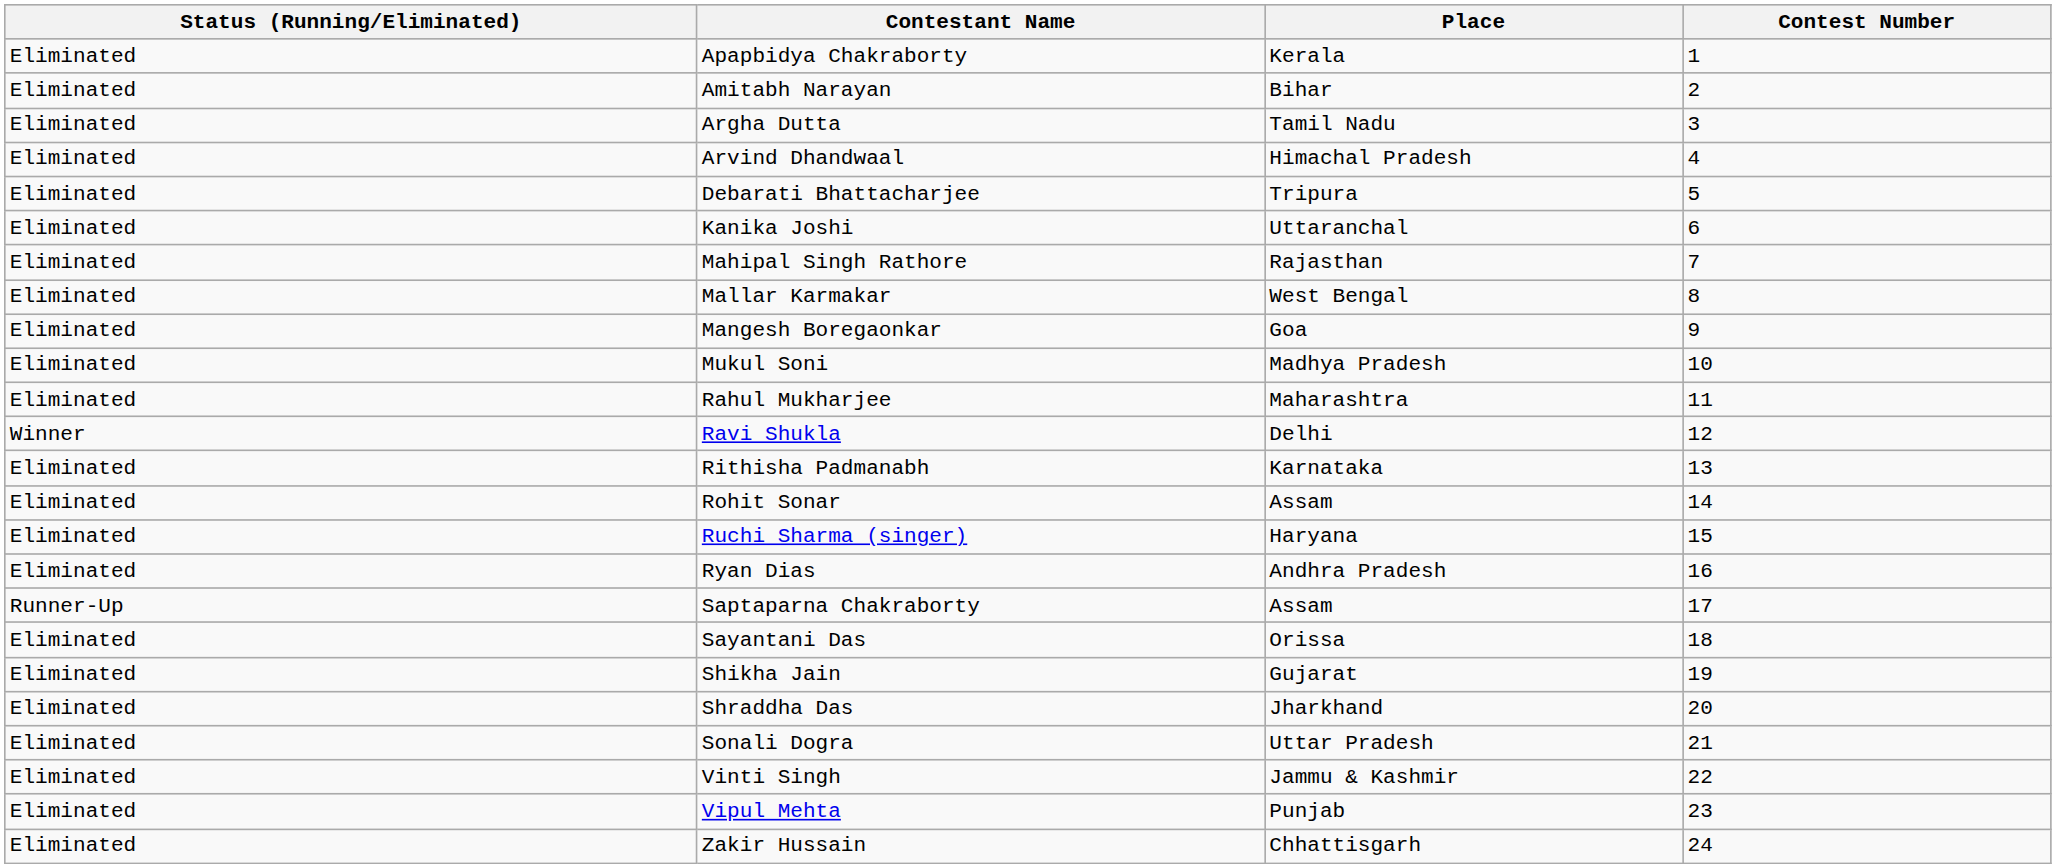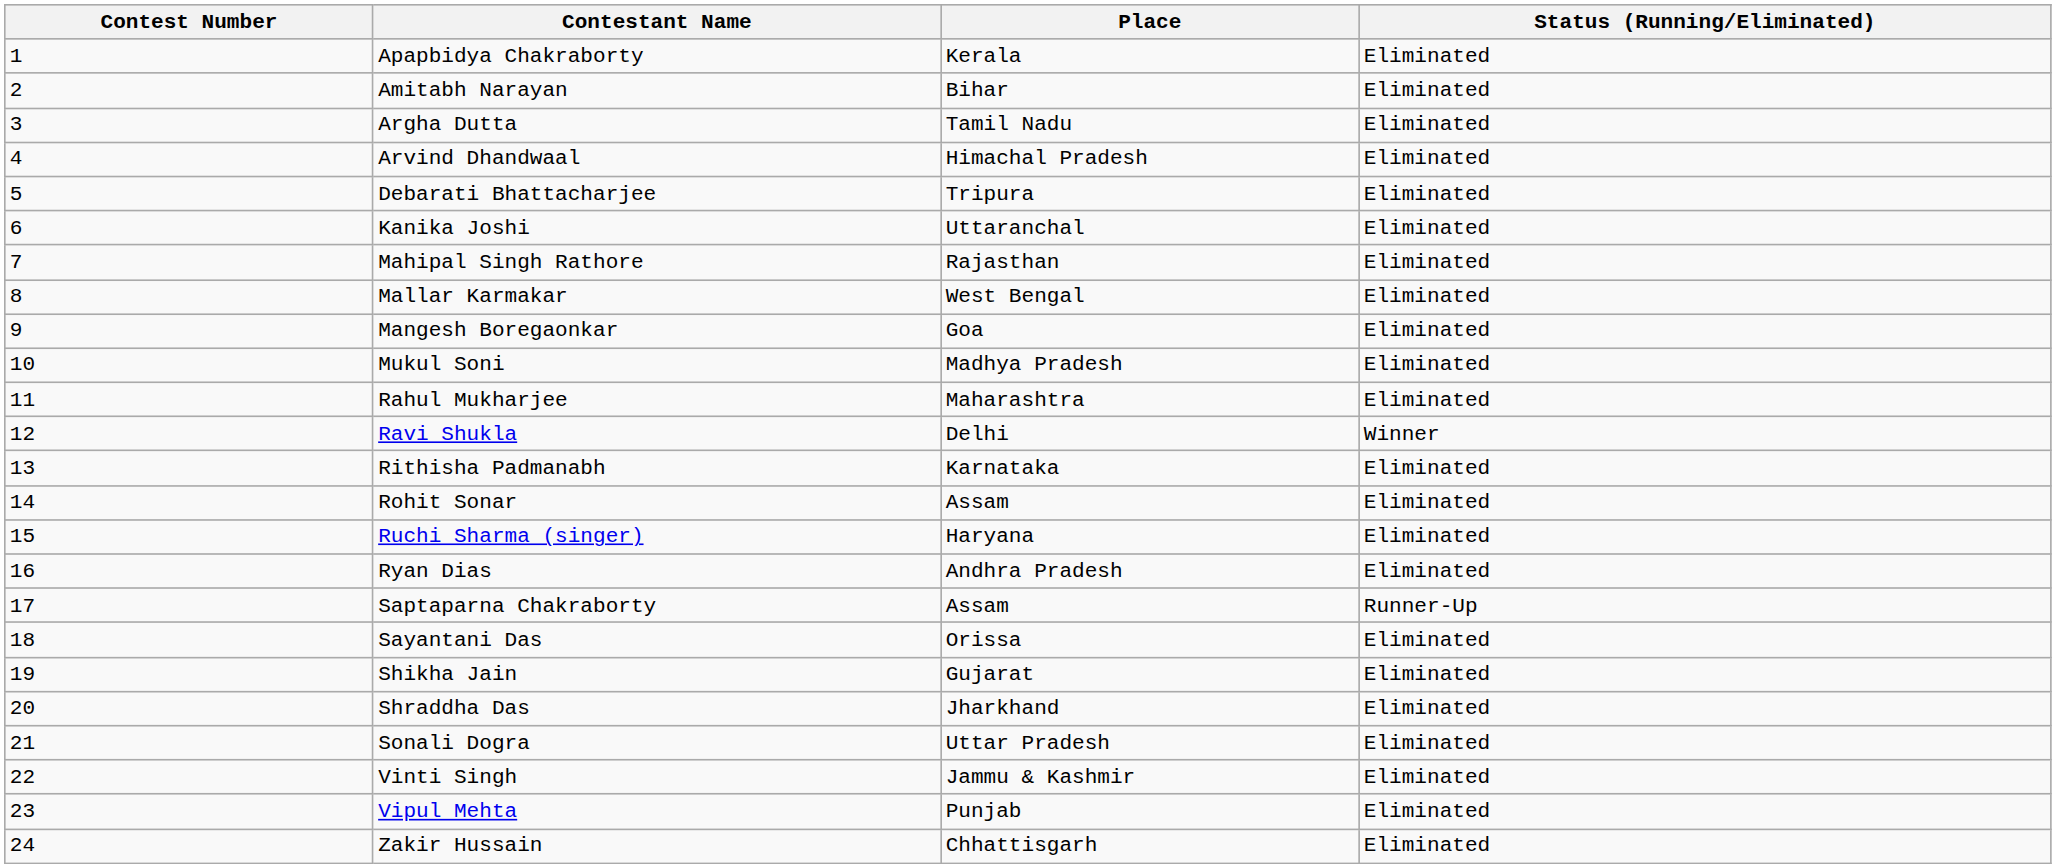columns swapped: (1867, 22) <-> (351, 22)
